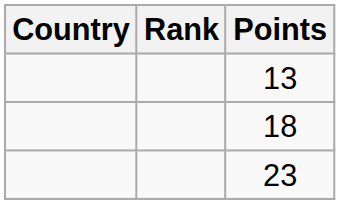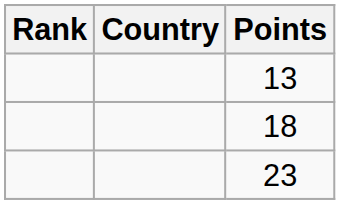columns swapped: (182, 30) <-> (71, 30)
